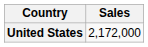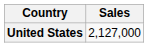(115, 32) 2,172,000 -> (115, 32) 2,127,000
